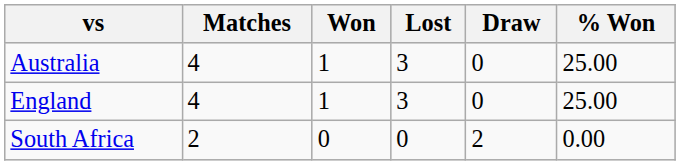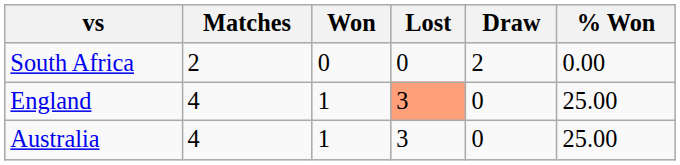rows swapped: (55, 62) <-> (72, 139)
(402, 100) no background -> (402, 100) lightsalmon background
